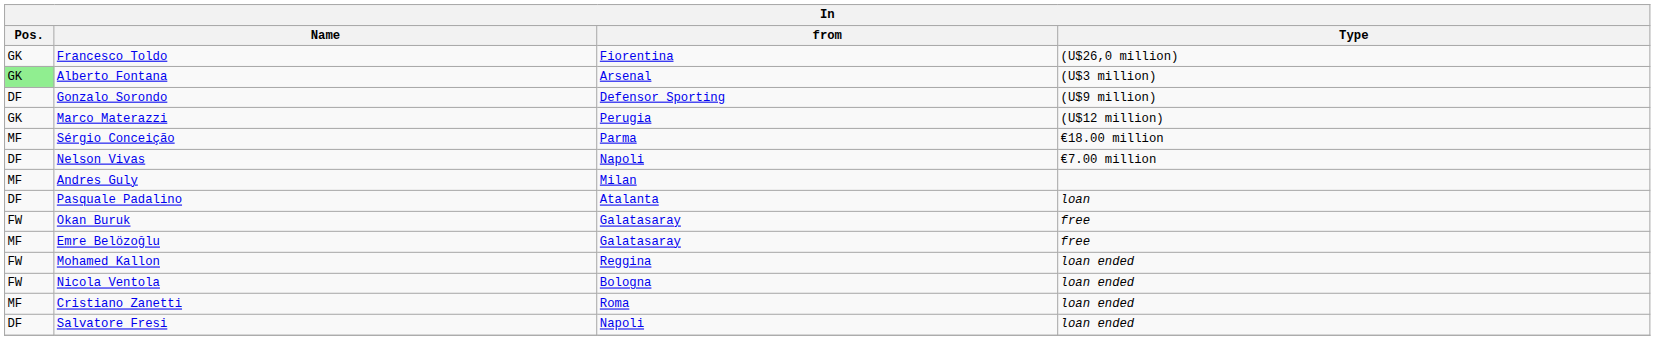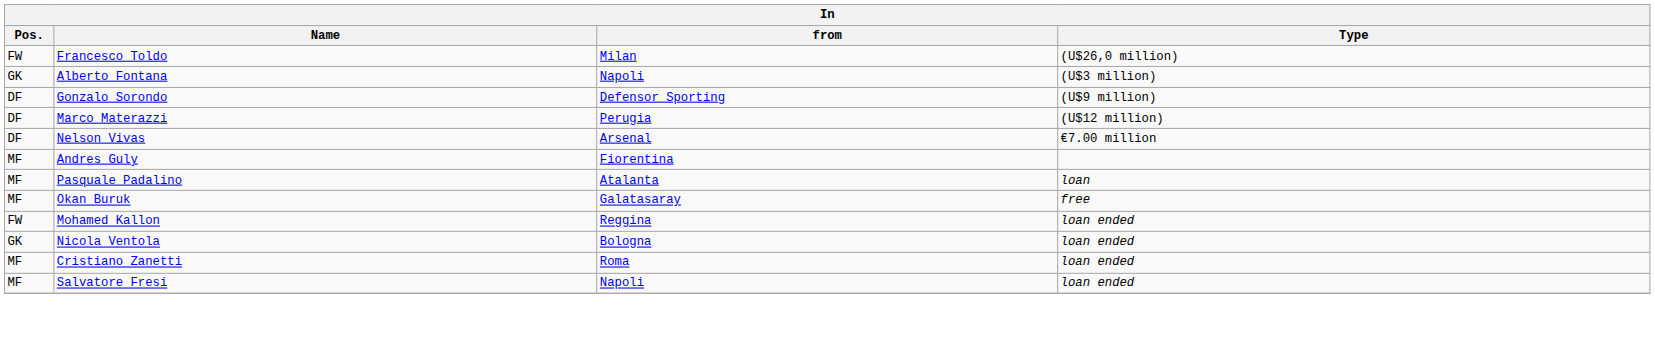(15, 56) GK -> (15, 56) FW
(637, 56) Fiorentina -> (618, 56) Milan
(15, 76) lightgreen background -> (15, 76) no background
(626, 76) Arsenal -> (622, 76) Napoli
(15, 118) GK -> (15, 118) DF
- row: (116, 138)
(622, 159) Napoli -> (626, 138) Arsenal
(618, 180) Milan -> (637, 159) Fiorentina
(15, 200) DF -> (15, 180) MF
(15, 221) FW -> (15, 200) MF
- row: (108, 242)
(15, 283) FW -> (15, 242) GK
(15, 324) DF -> (15, 283) MF
